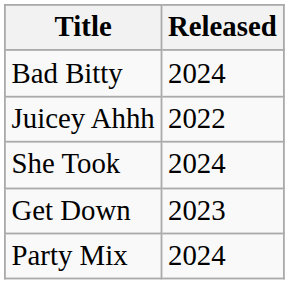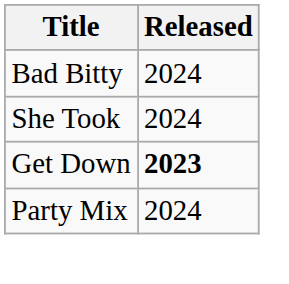- row: (83, 118)
(197, 210) normal -> (173, 164) bold
